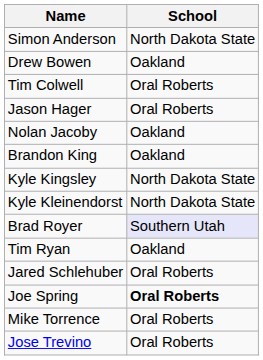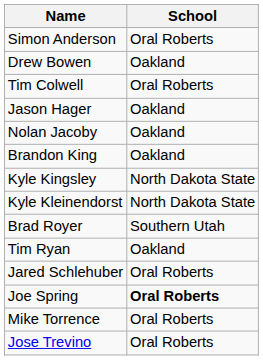(193, 39) North Dakota State -> (172, 39) Oral Roberts
(172, 109) Oral Roberts -> (157, 109) Oakland
(177, 226) lavender background -> (177, 226) no background
